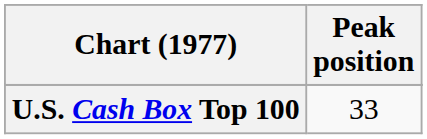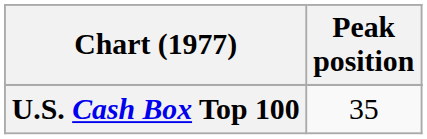(364, 108) 33 -> (364, 108) 35
